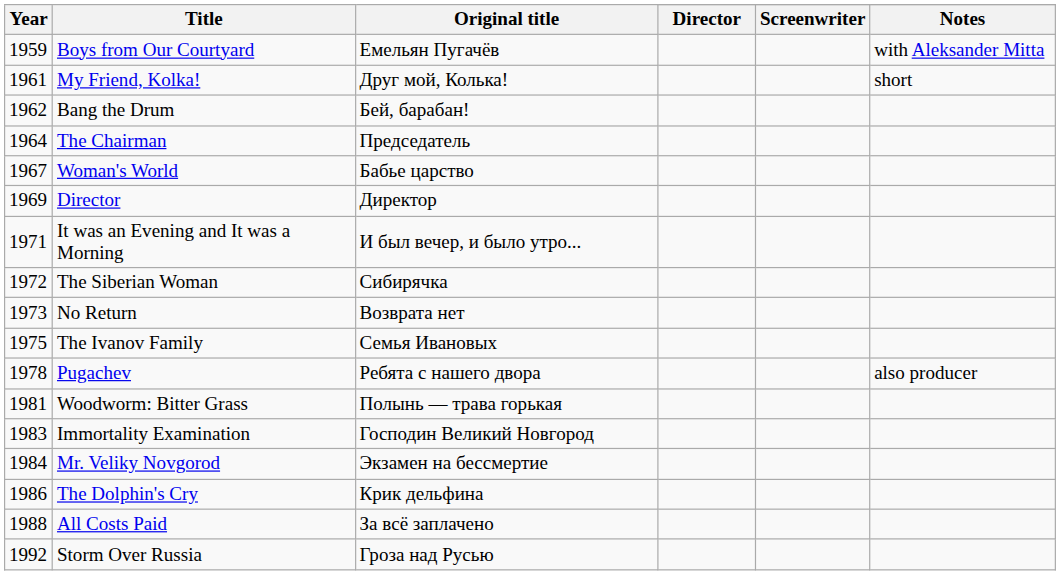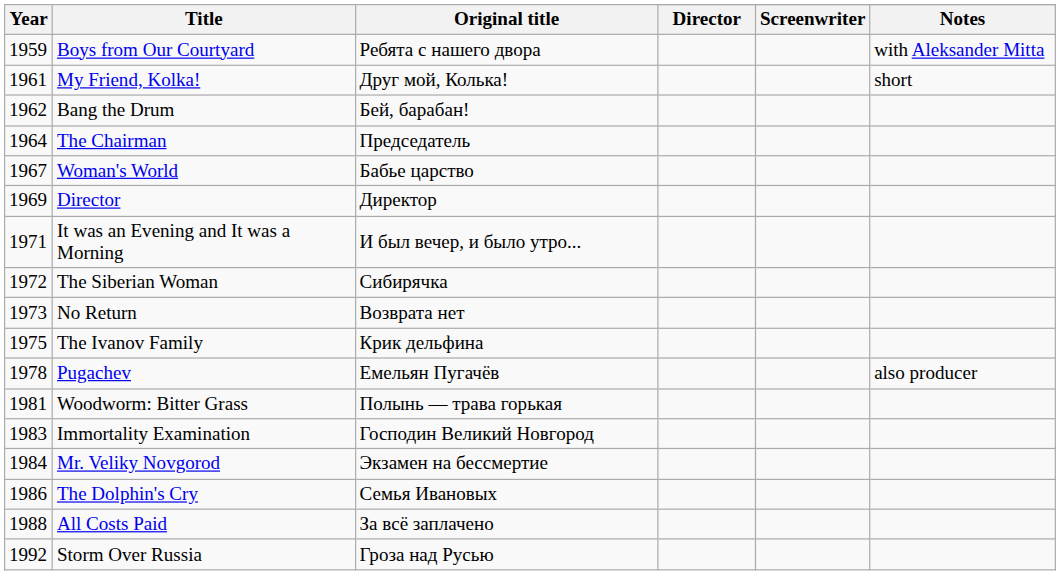(429, 49) Емельян Пугачёв -> (450, 49) Ребята с нашего двора
(428, 342) Семья Ивановых -> (422, 342) Крик дельфина
(450, 373) Ребята с нашего двора -> (429, 373) Емельян Пугачёв
(422, 493) Крик дельфина -> (428, 493) Семья Ивановых
